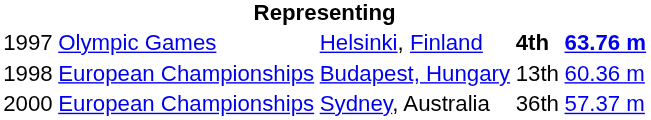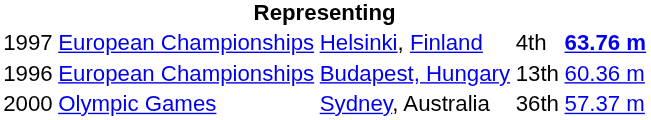(137, 43) Olympic Games -> (186, 43) European Championships
(532, 43) bold -> (531, 43) normal
(28, 73) 1998 -> (28, 73) 1996
(186, 104) European Championships -> (137, 104) Olympic Games
